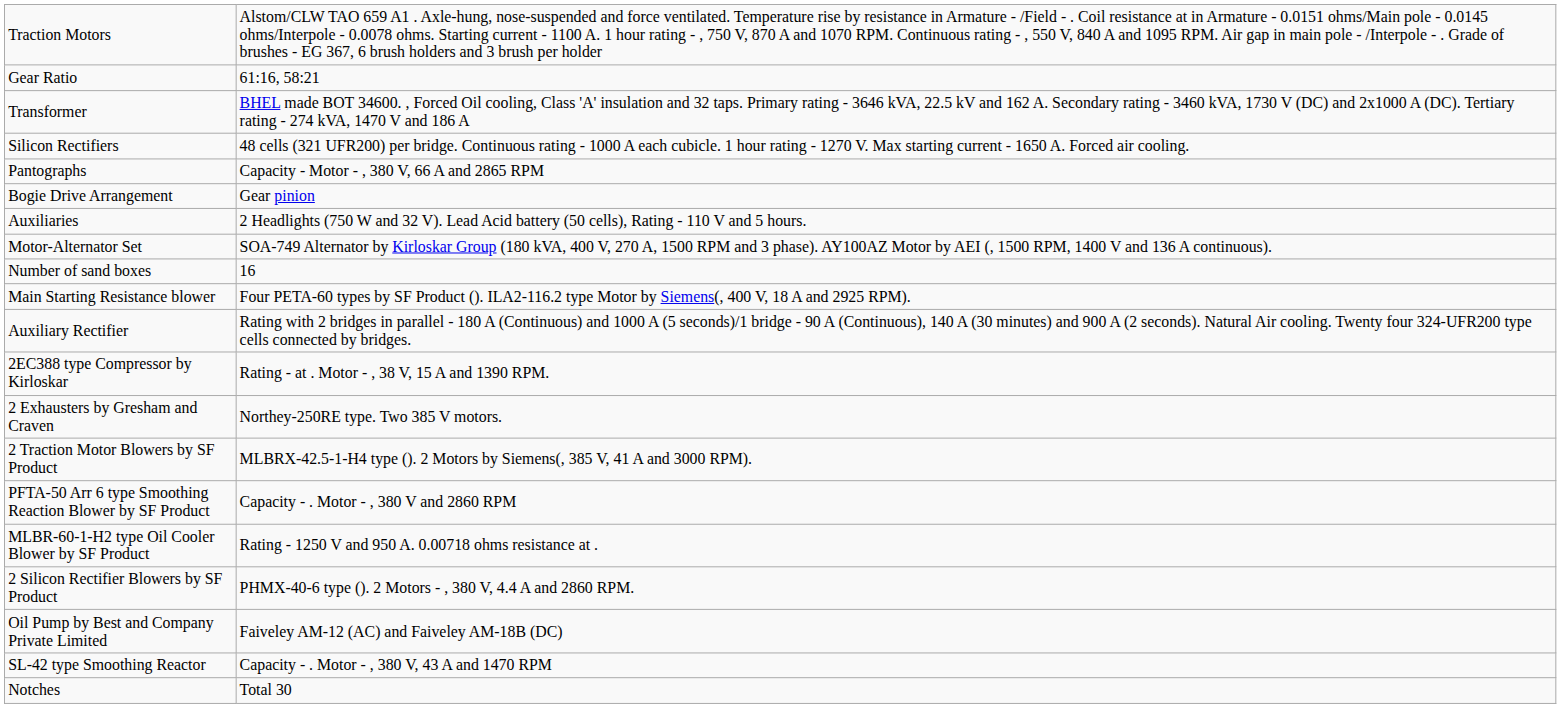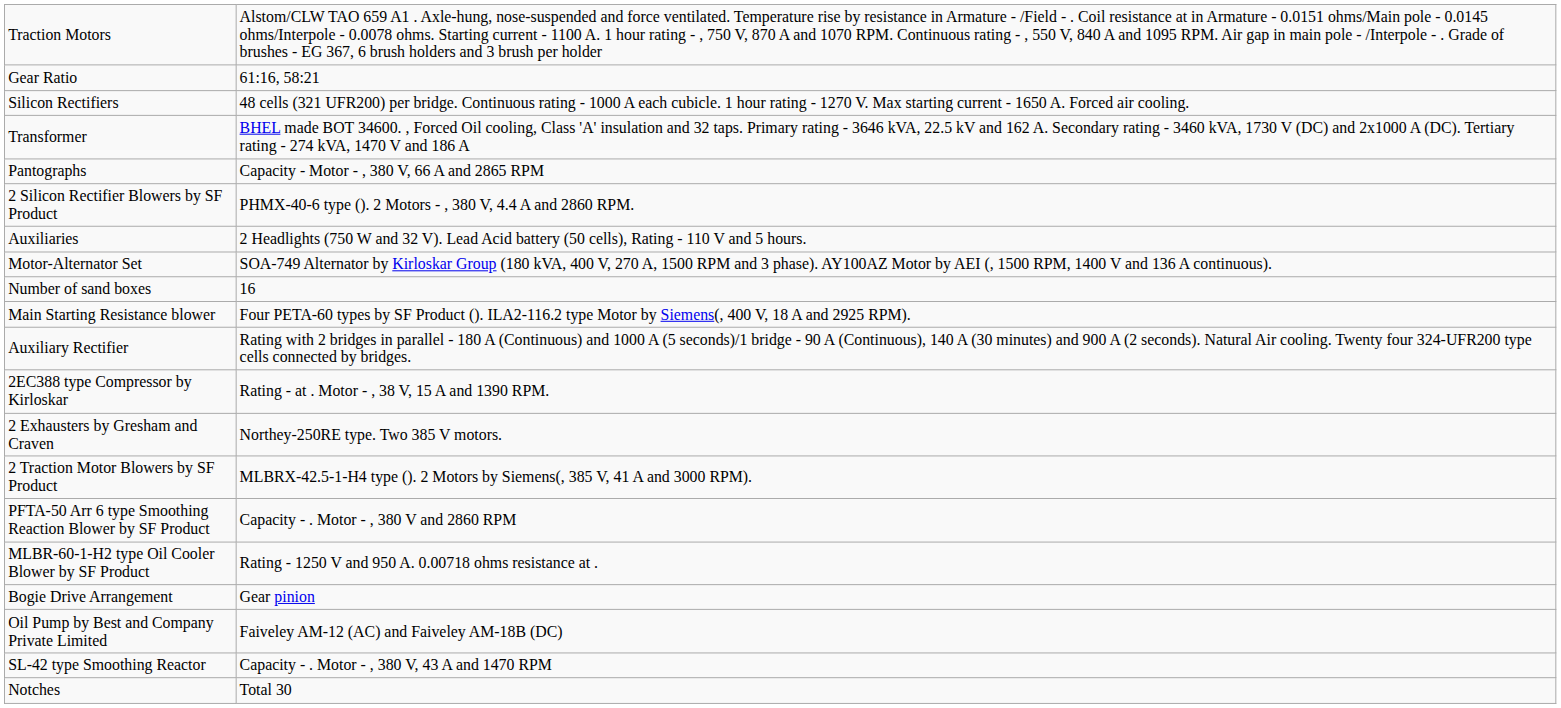rows swapped: (47, 111) <-> (63, 145)
rows swapped: (90, 196) <-> (115, 588)
